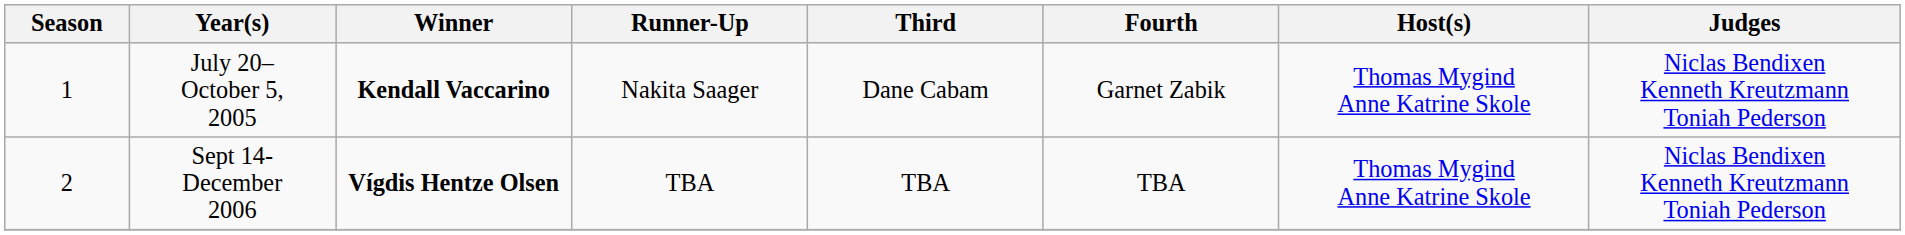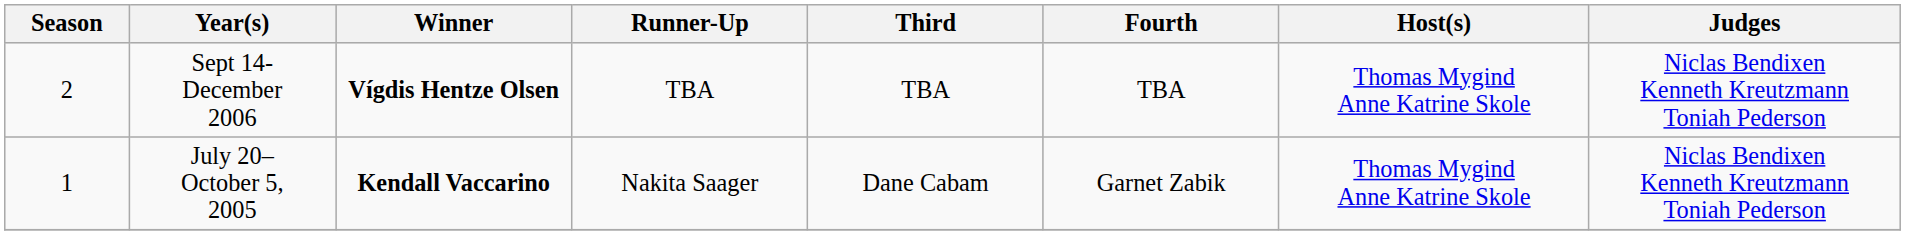rows swapped: (232, 89) <-> (232, 183)
